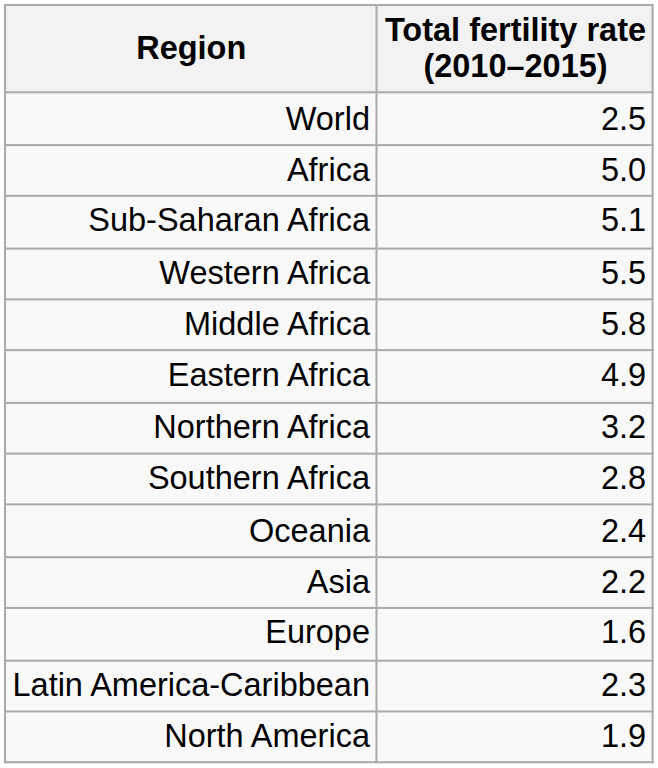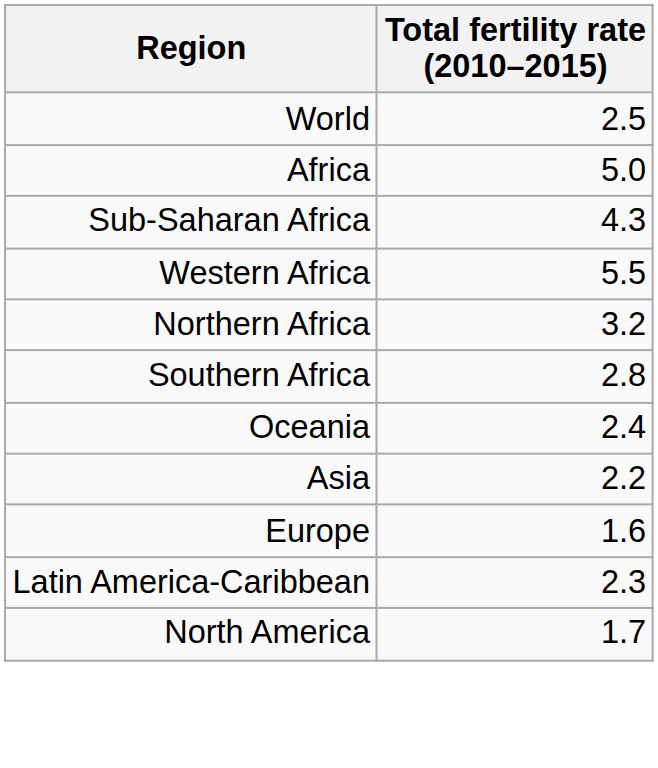(623, 221) 5.1 -> (623, 221) 4.3
- row: (277, 324)
- row: (269, 375)
(623, 736) 1.9 -> (623, 633) 1.7
